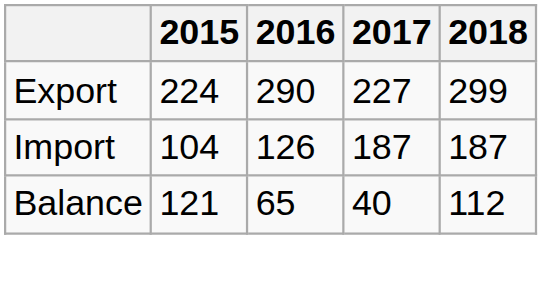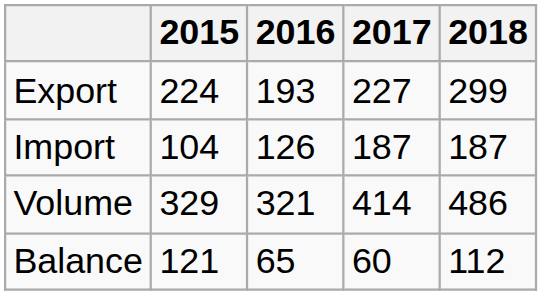(286, 89) 290 -> (286, 89) 193
+ row: (73, 203)
(372, 203) 40 -> (372, 260) 60
